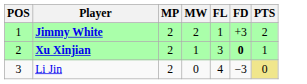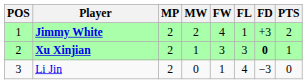+ column: (222, 13)
(265, 69) khaki background -> (289, 69) no background
